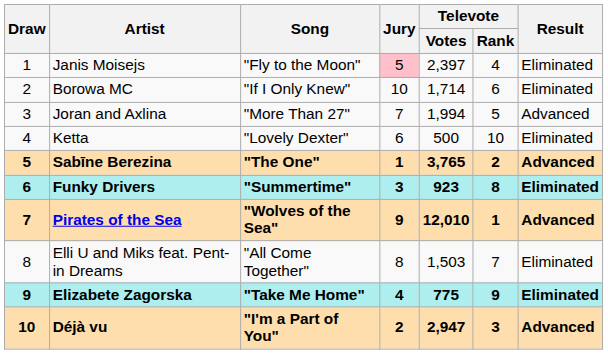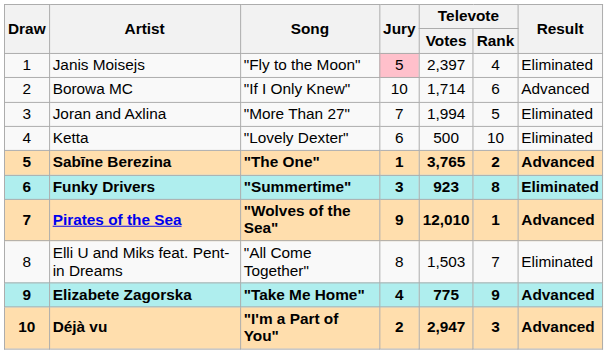(557, 89) Eliminated -> (555, 89) Advanced
(555, 114) Advanced -> (557, 114) Eliminated
(560, 294) Eliminated -> (558, 294) Advanced
